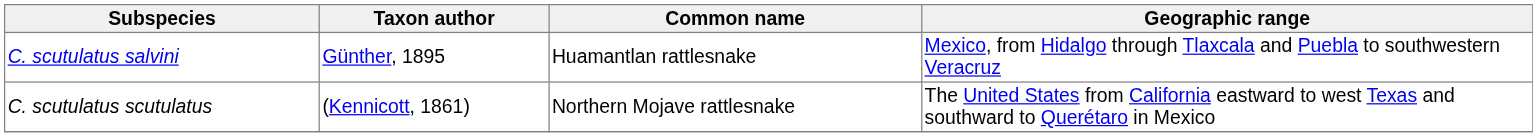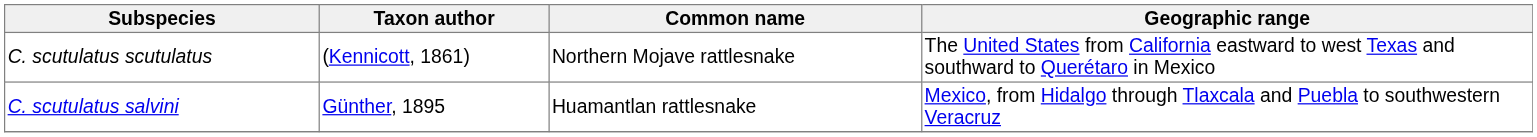rows swapped: (93, 57) <-> (110, 106)
